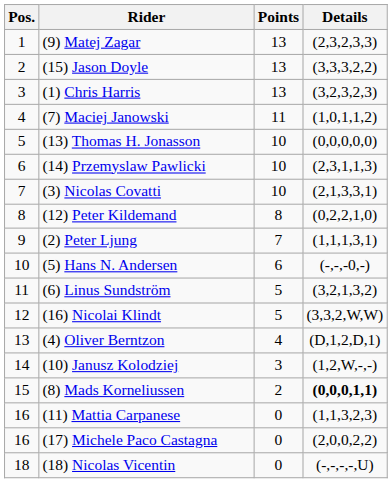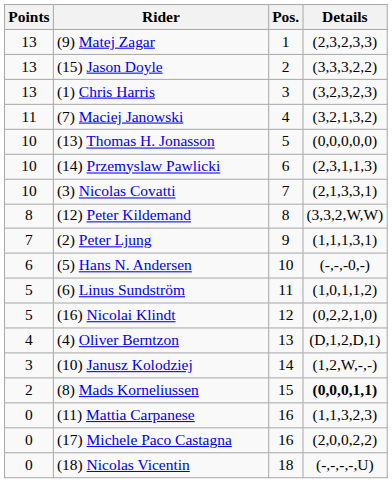columns swapped: (22, 16) <-> (278, 16)
(345, 116) (1,0,1,1,2) -> (345, 116) (3,2,1,3,2)
(345, 215) (0,2,2,1,0) -> (345, 215) (3,3,2,W,W)
(345, 290) (3,2,1,3,2) -> (345, 290) (1,0,1,1,2)
(345, 315) (3,3,2,W,W) -> (345, 315) (0,2,2,1,0)
